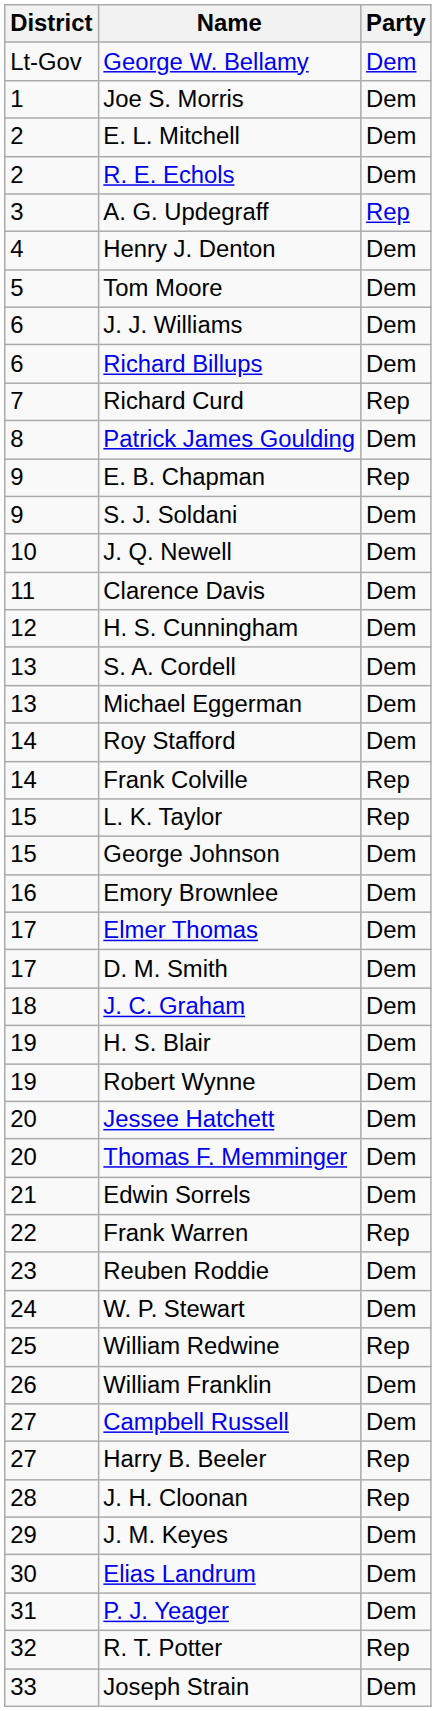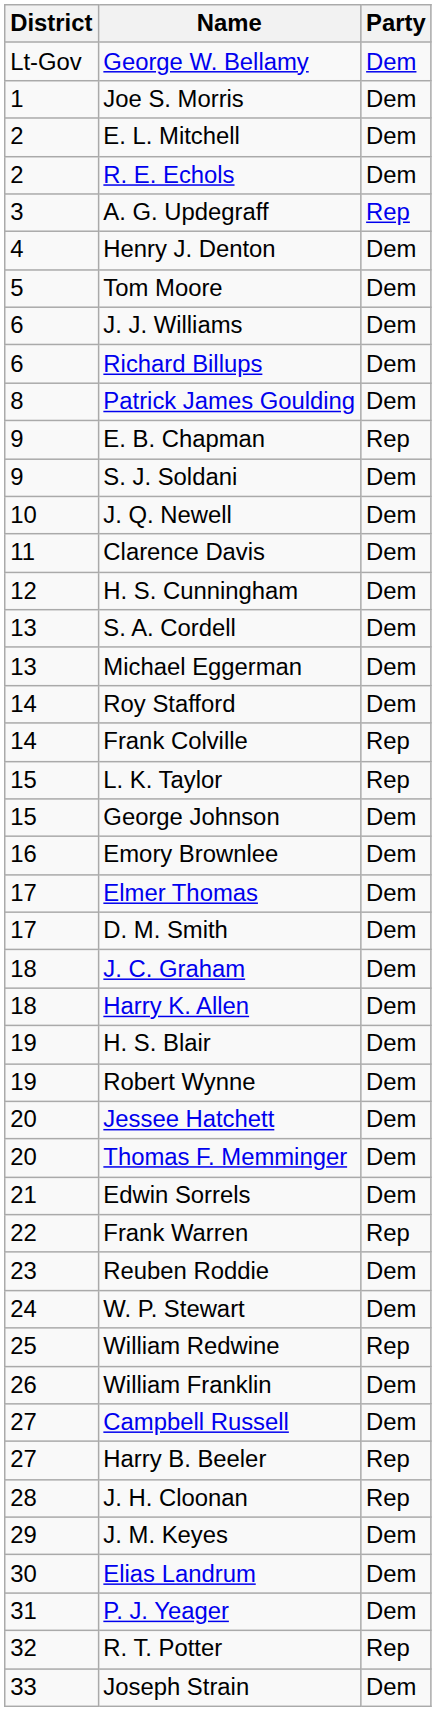- row: (174, 401)
+ row: (176, 1006)
